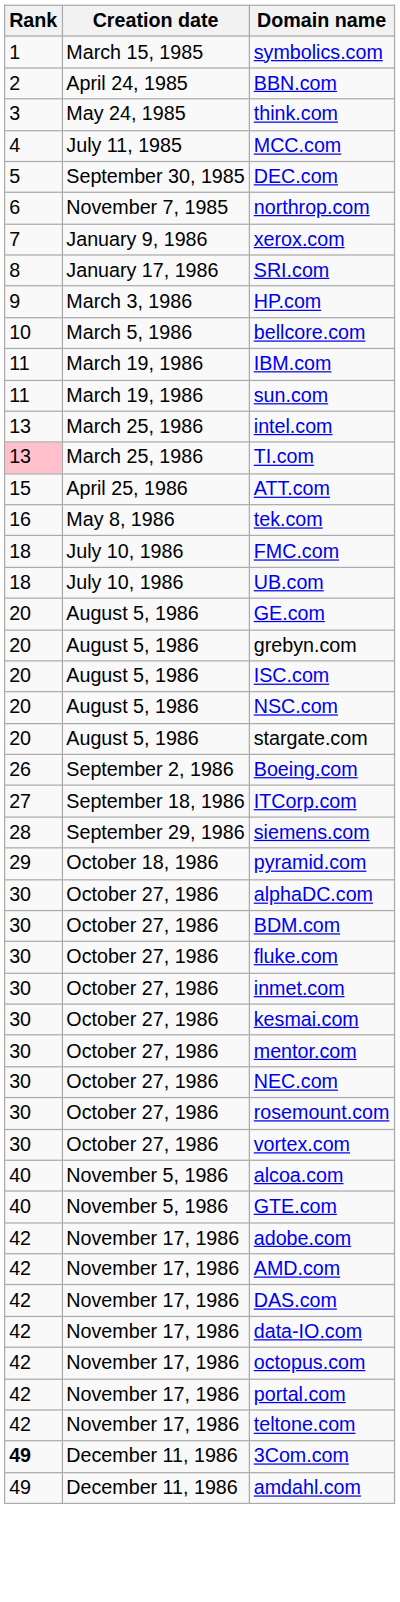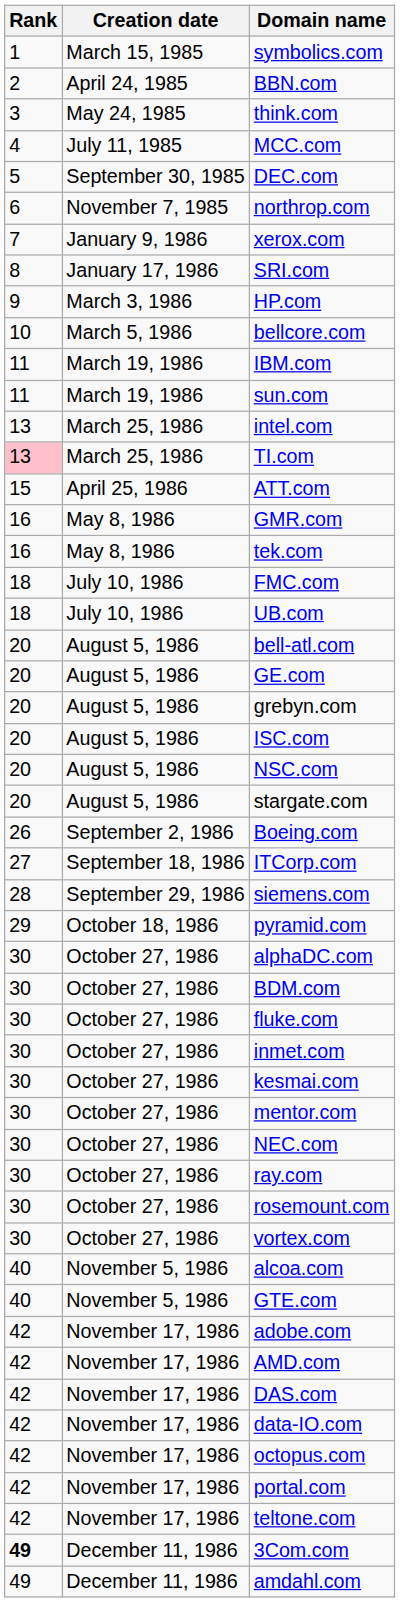+ row: (298, 520)
+ row: (304, 645)
+ row: (288, 1175)
